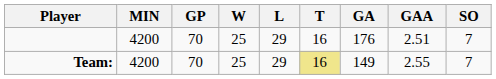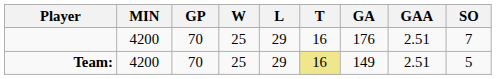(417, 62) 2.55 -> (417, 62) 2.51
(469, 62) 7 -> (469, 62) 5
